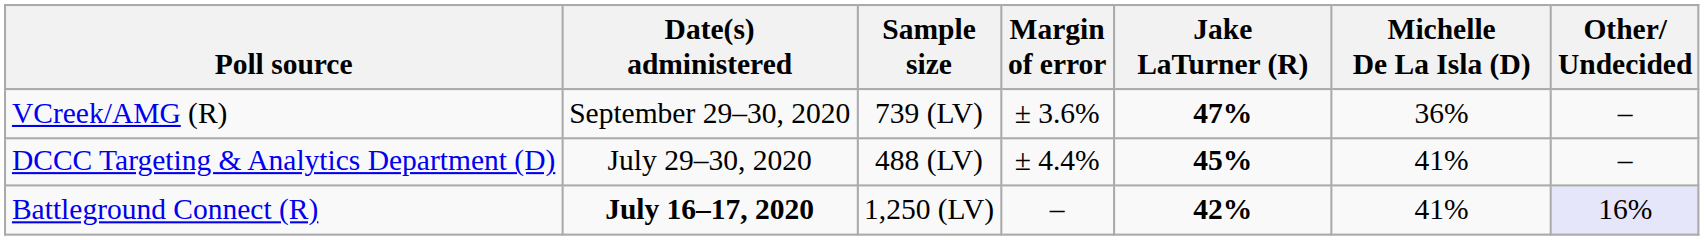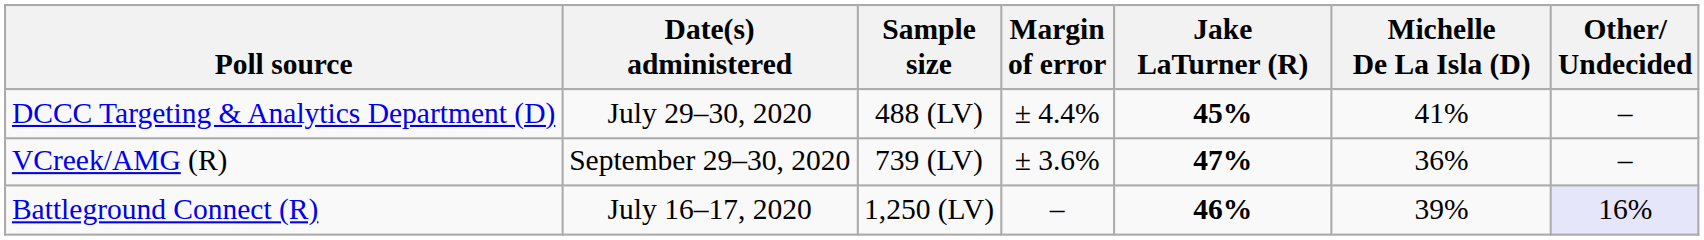rows swapped: (120, 112) <-> (284, 161)
(710, 210) bold -> (710, 210) normal
(1223, 210) 42% -> (1223, 210) 46%
(1442, 210) 41% -> (1442, 210) 39%
